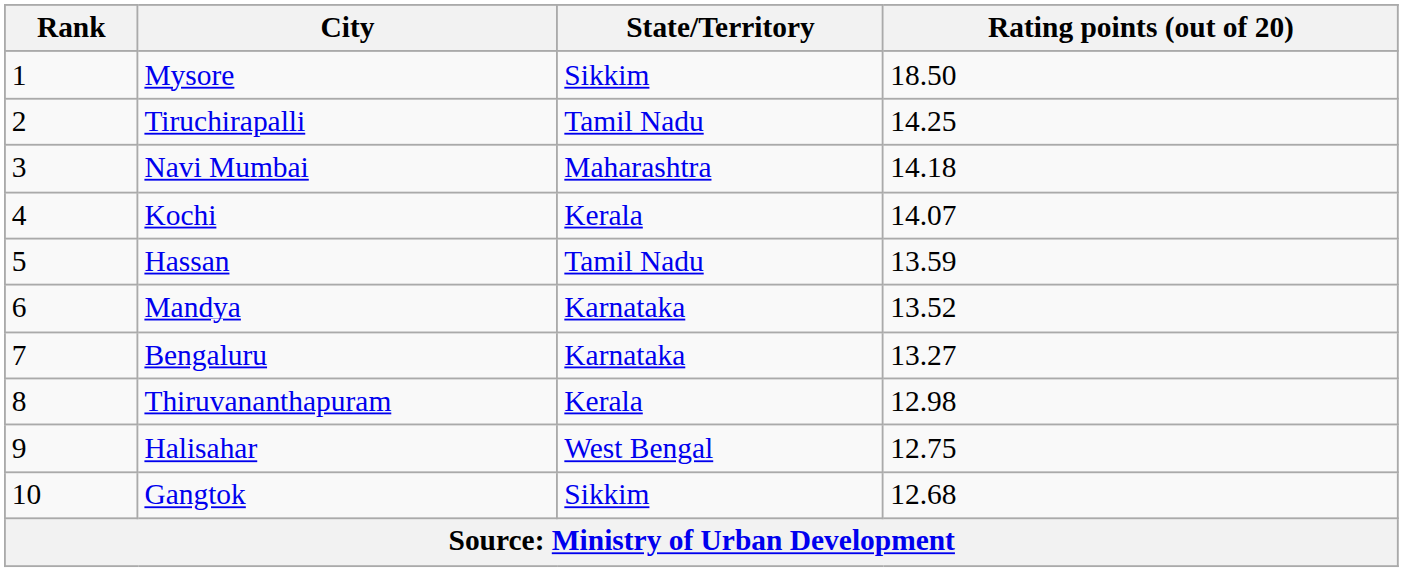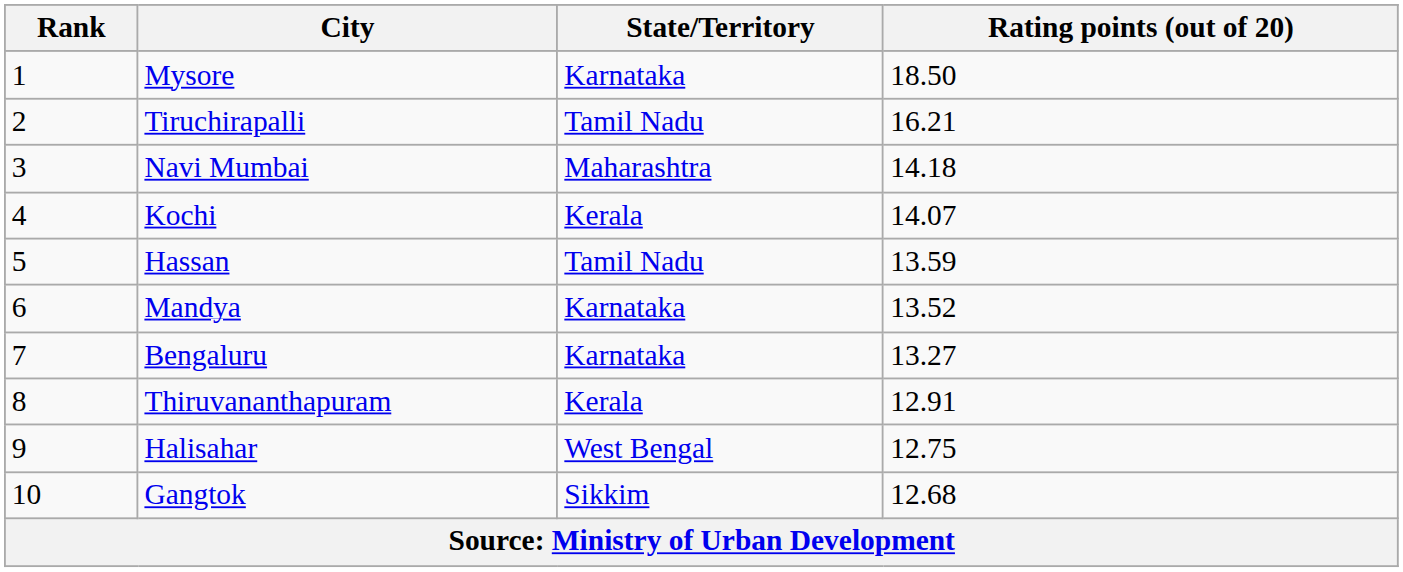(607, 74) Sikkim -> (625, 74) Karnataka
(923, 121) 14.25 -> (923, 121) 16.21
(923, 401) 12.98 -> (923, 401) 12.91
